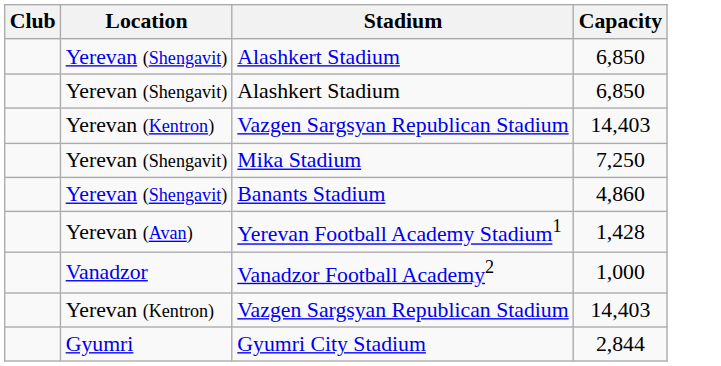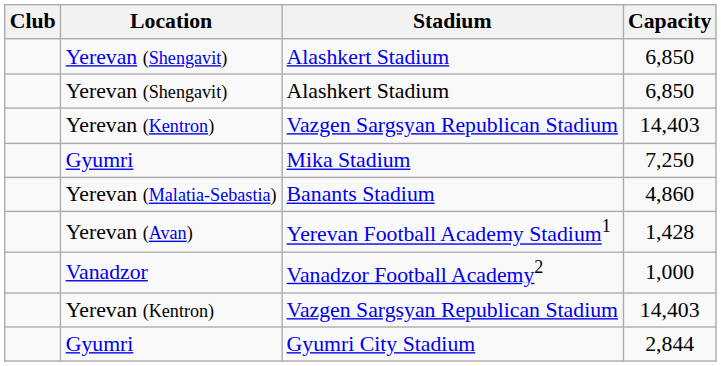(146, 159) Yerevan (Shengavit) -> (100, 159) Gyumri
(146, 194) Yerevan (Shengavit) -> (171, 194) Yerevan (Malatia-Sebastia)
